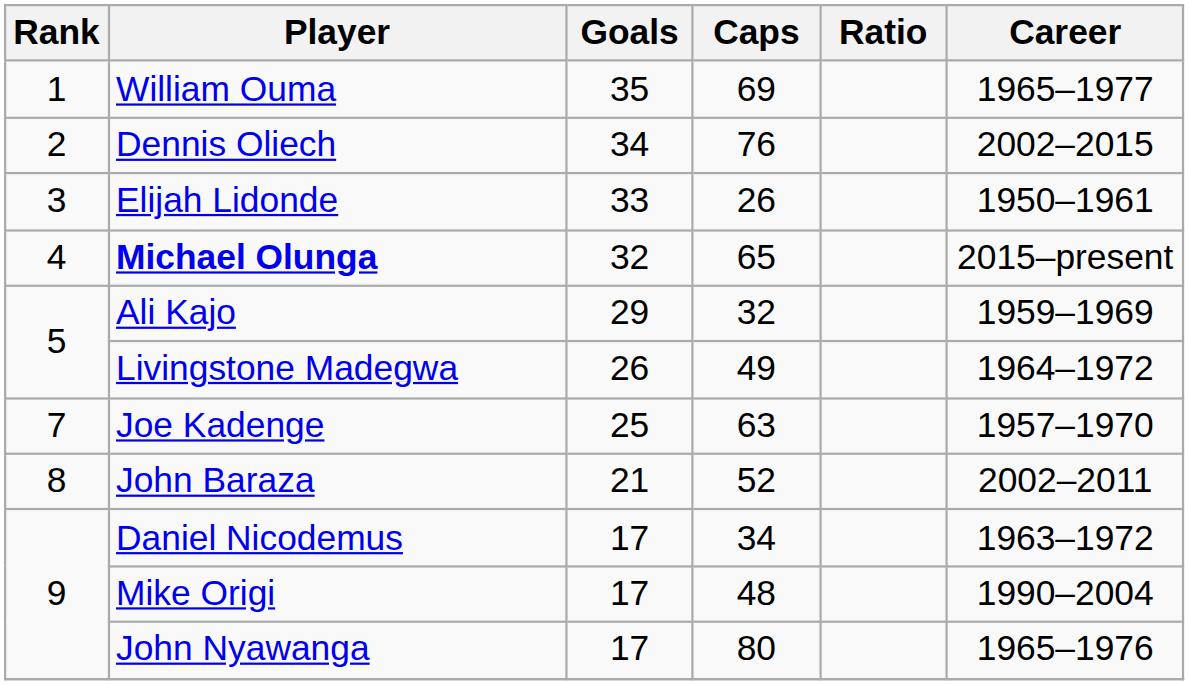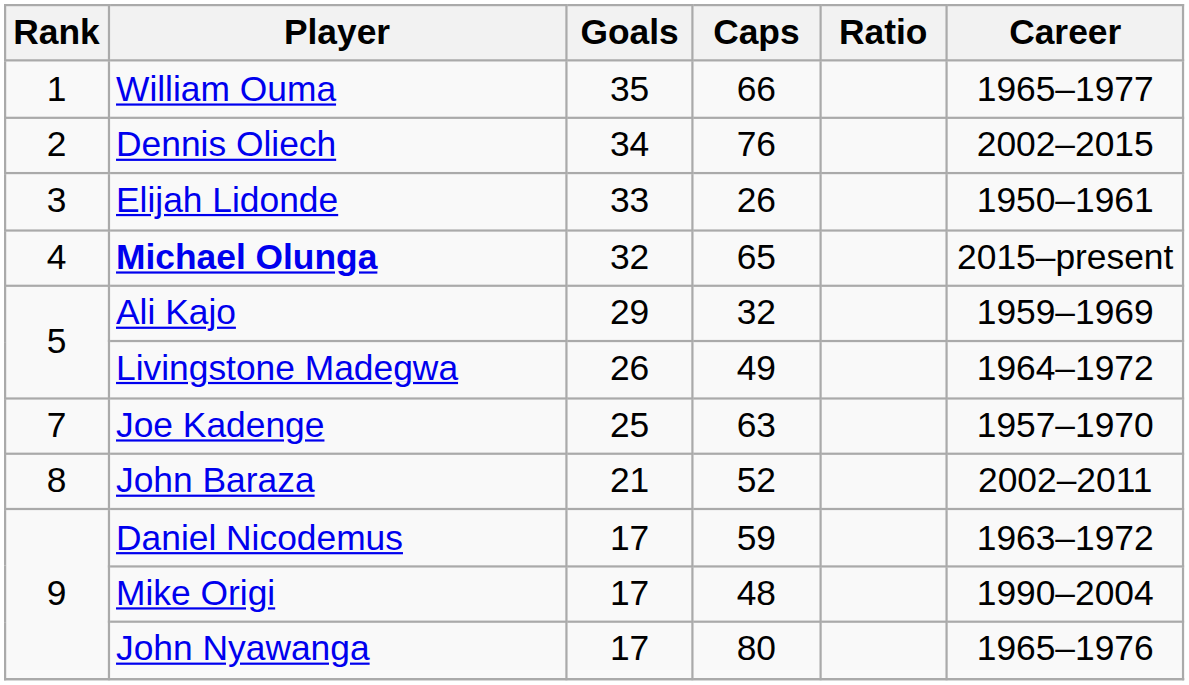(756, 88) 69 -> (756, 88) 66
(756, 537) 34 -> (756, 537) 59
